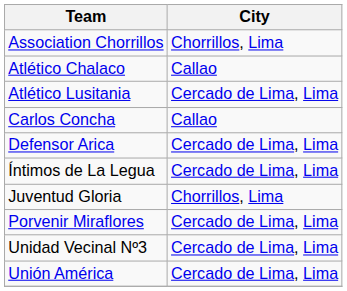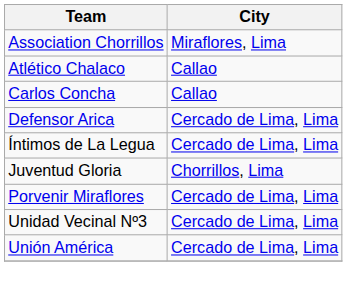(227, 42) Chorrillos, Lima -> (229, 42) Miraflores, Lima
- row: (69, 94)
